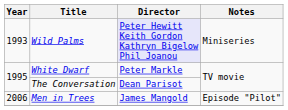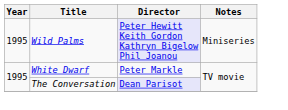(17, 41) 1993 -> (17, 41) 1995
(151, 84) no background -> (151, 84) lavender background
- row: (63, 98)
